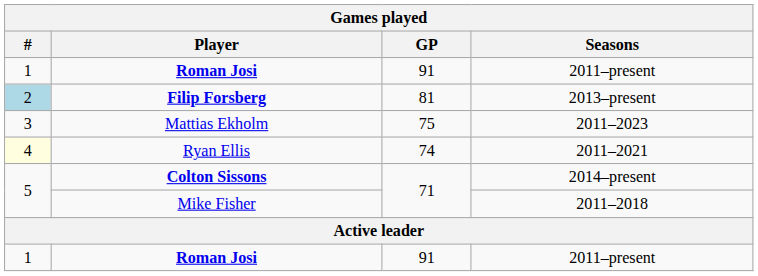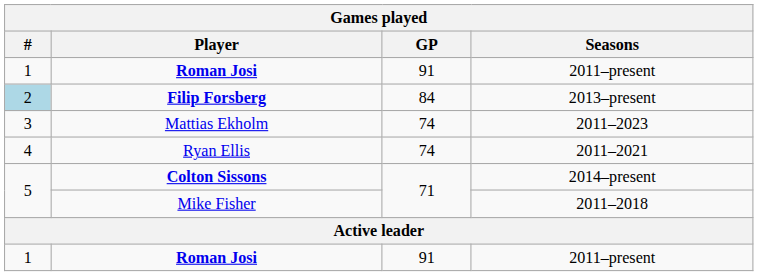(427, 97) 81 -> (427, 97) 84
(427, 124) 75 -> (427, 124) 74
(28, 150) lightyellow background -> (28, 150) no background
